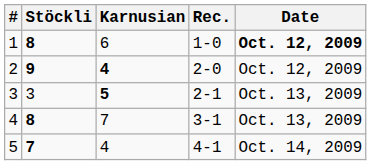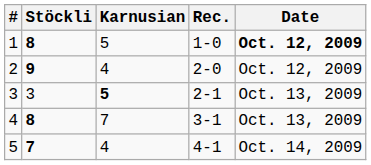(104, 43) 6 -> (104, 43) 5
(104, 69) bold -> (104, 69) normal
